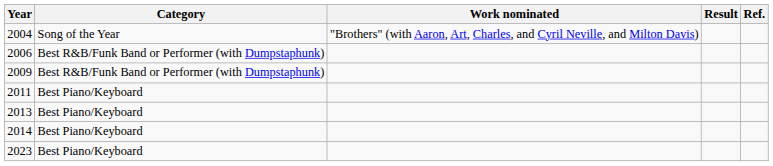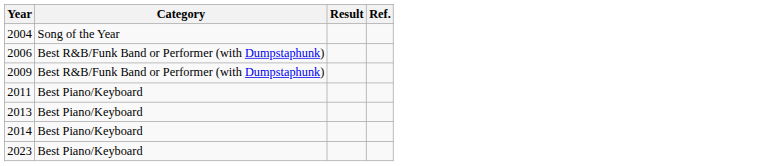- column: (514, 14)
